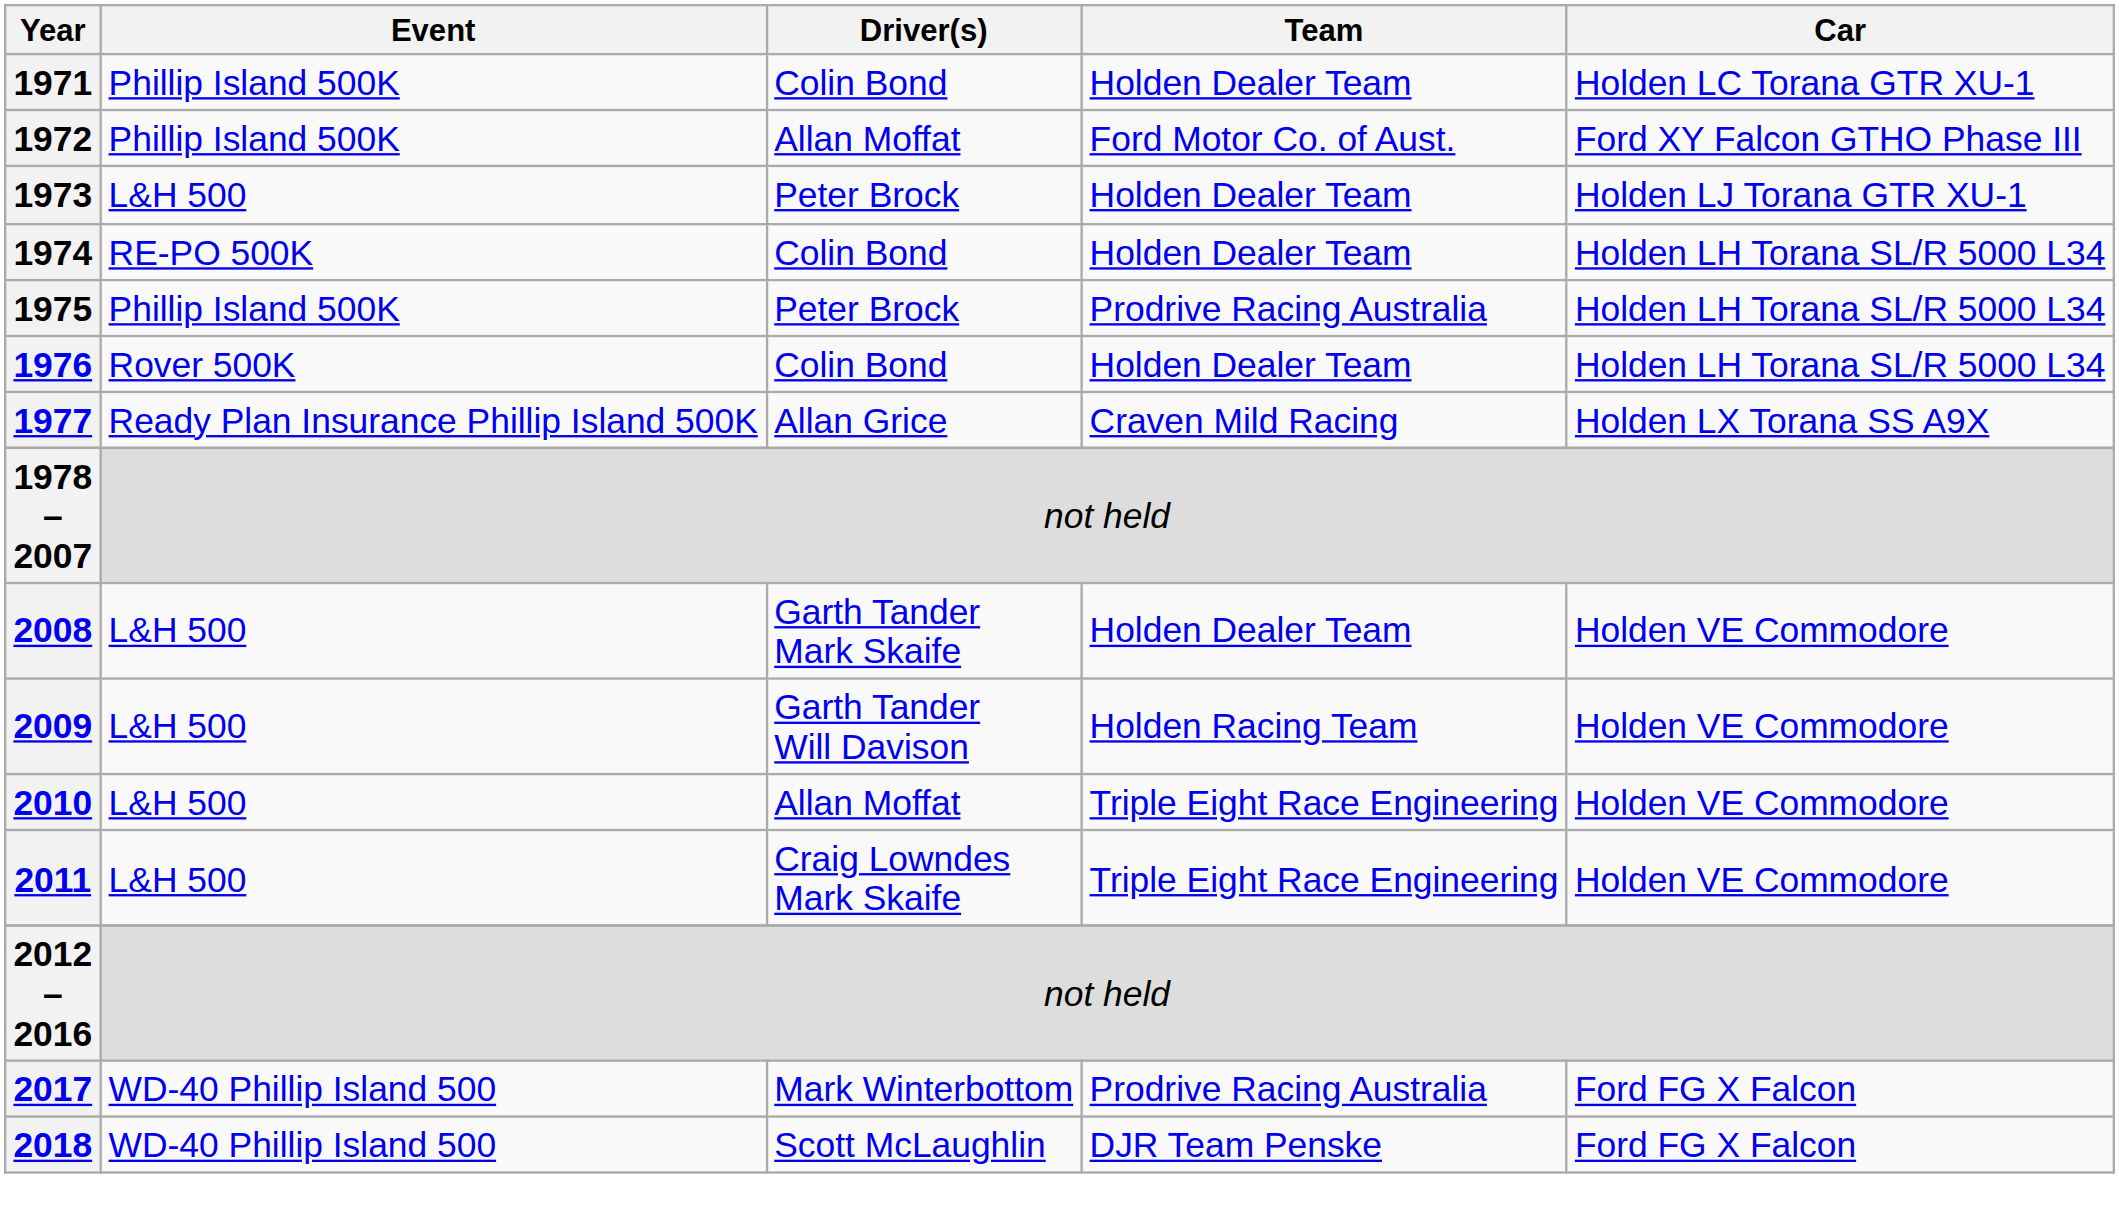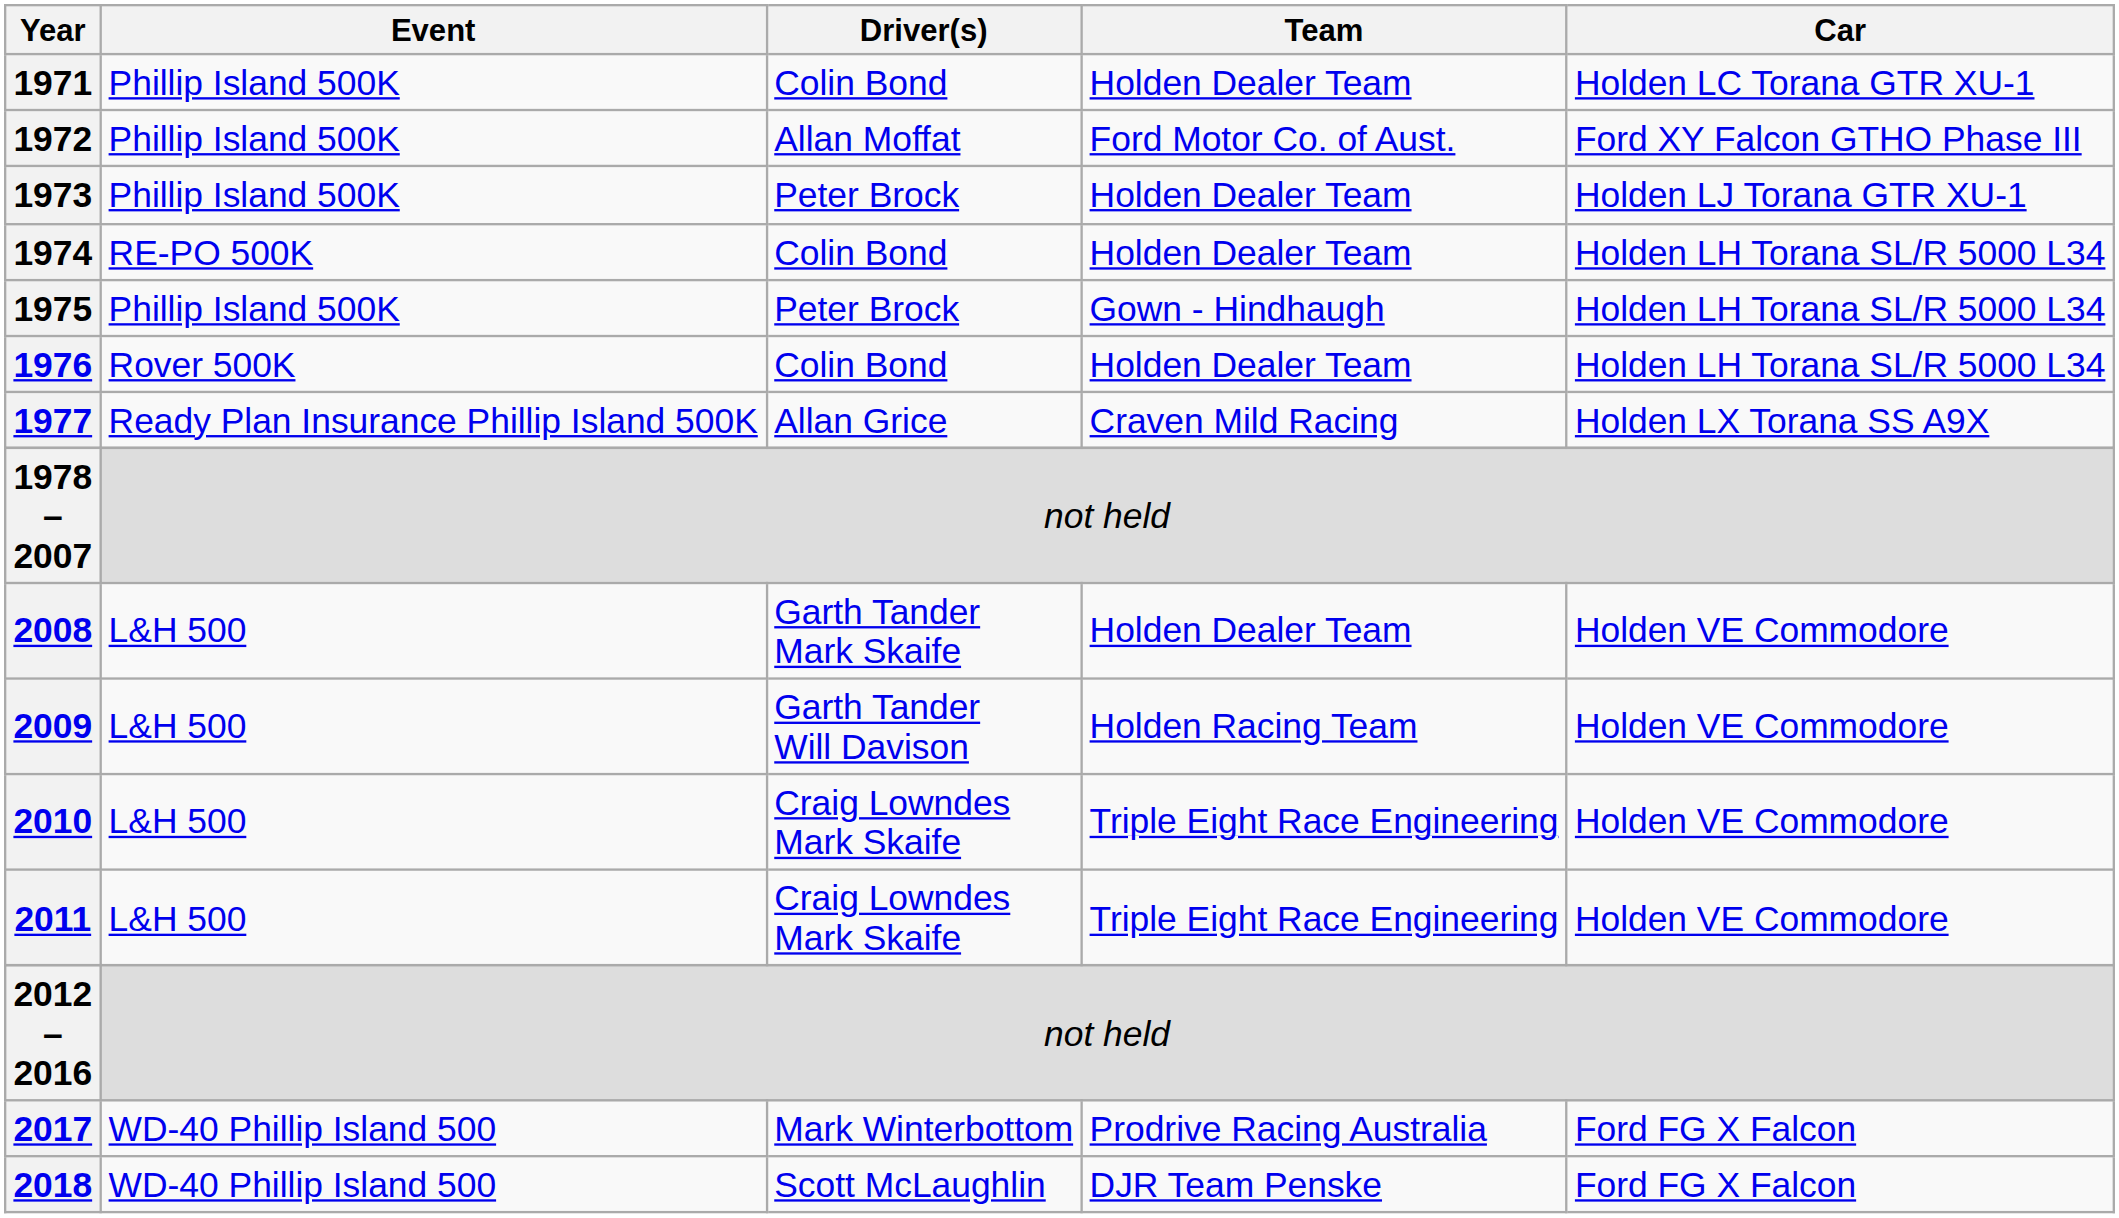(177, 195) L&H 500 -> (254, 195) Phillip Island 500K
(1288, 307) Prodrive Racing Australia -> (1237, 307) Gown - Hindhaugh
(867, 802) Allan Moffat -> (892, 822) Craig Lowndes Mark Skaife
